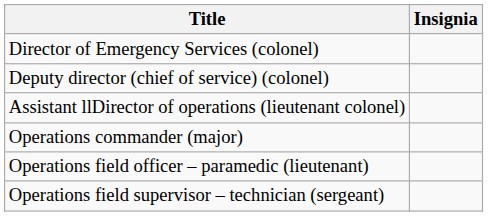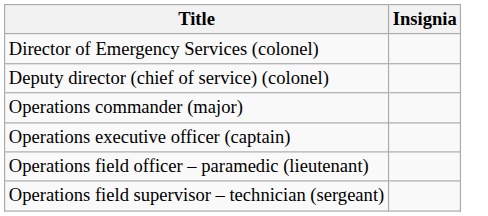- row: (207, 107)
+ row: (150, 136)
